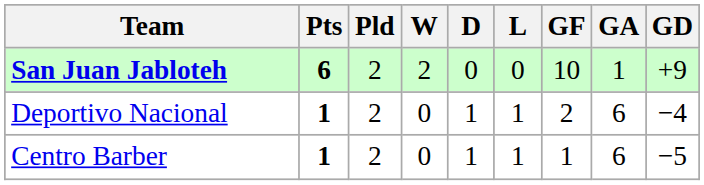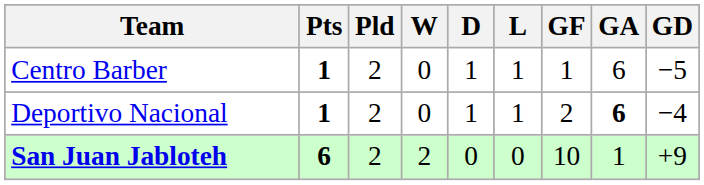rows swapped: (119, 69) <-> (89, 156)
(619, 112) normal -> (619, 112) bold
